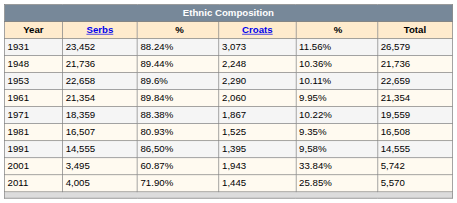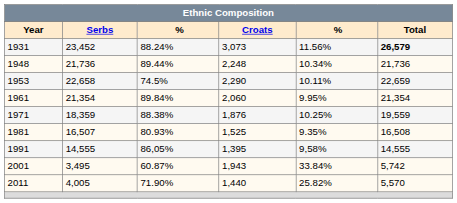(395, 47) normal -> (395, 47) bold
(315, 64) 10.36% -> (315, 64) 10.34%
(154, 81) 89.6% -> (154, 81) 74.5%
(234, 115) 1,867 -> (234, 115) 1,876
(315, 115) 10.22% -> (315, 115) 10.25%
(157, 149) 86,50% -> (157, 149) 86,05%
(234, 183) 1,445 -> (234, 183) 1,440
(315, 183) 25.85% -> (315, 183) 25.82%
